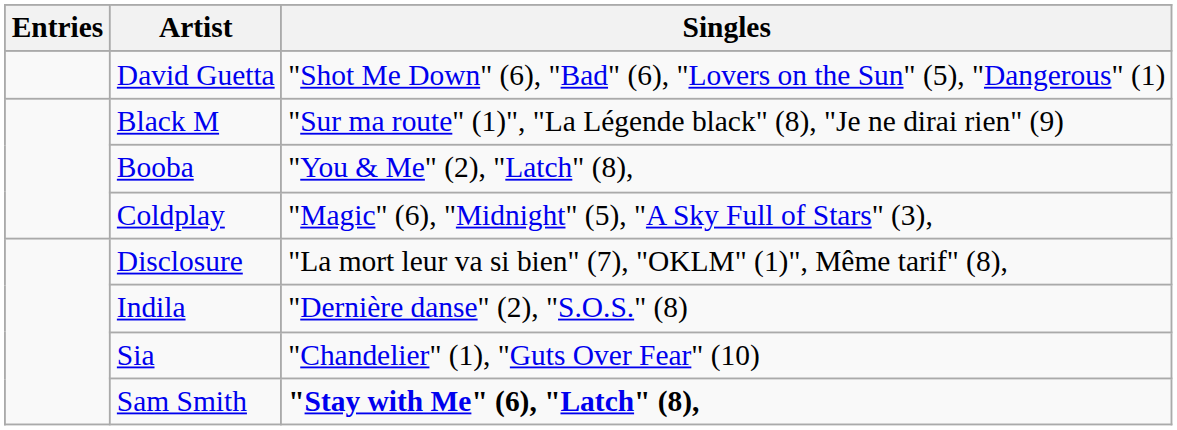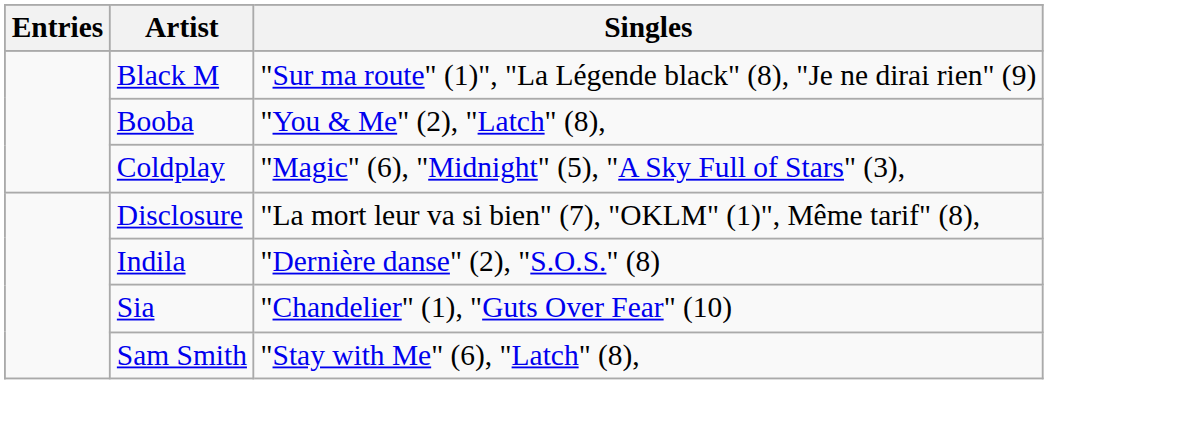- row: (196, 74)
(494, 401) bold -> (450, 354) normal
